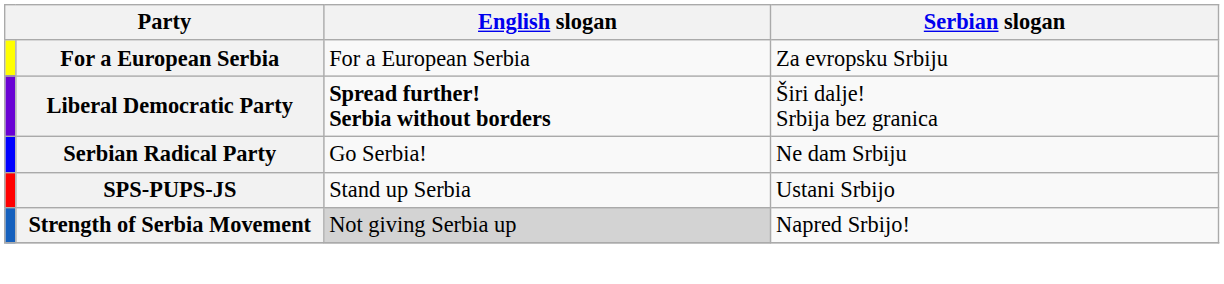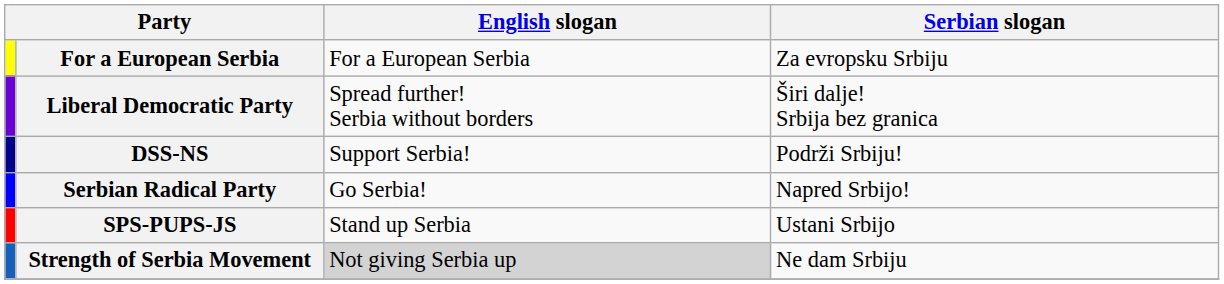(440, 105) bold -> (431, 105) normal
+ row: (170, 154)
(841, 154) Ne dam Srbiju -> (843, 189) Napred Srbijo!
(843, 225) Napred Srbijo! -> (841, 260) Ne dam Srbiju
